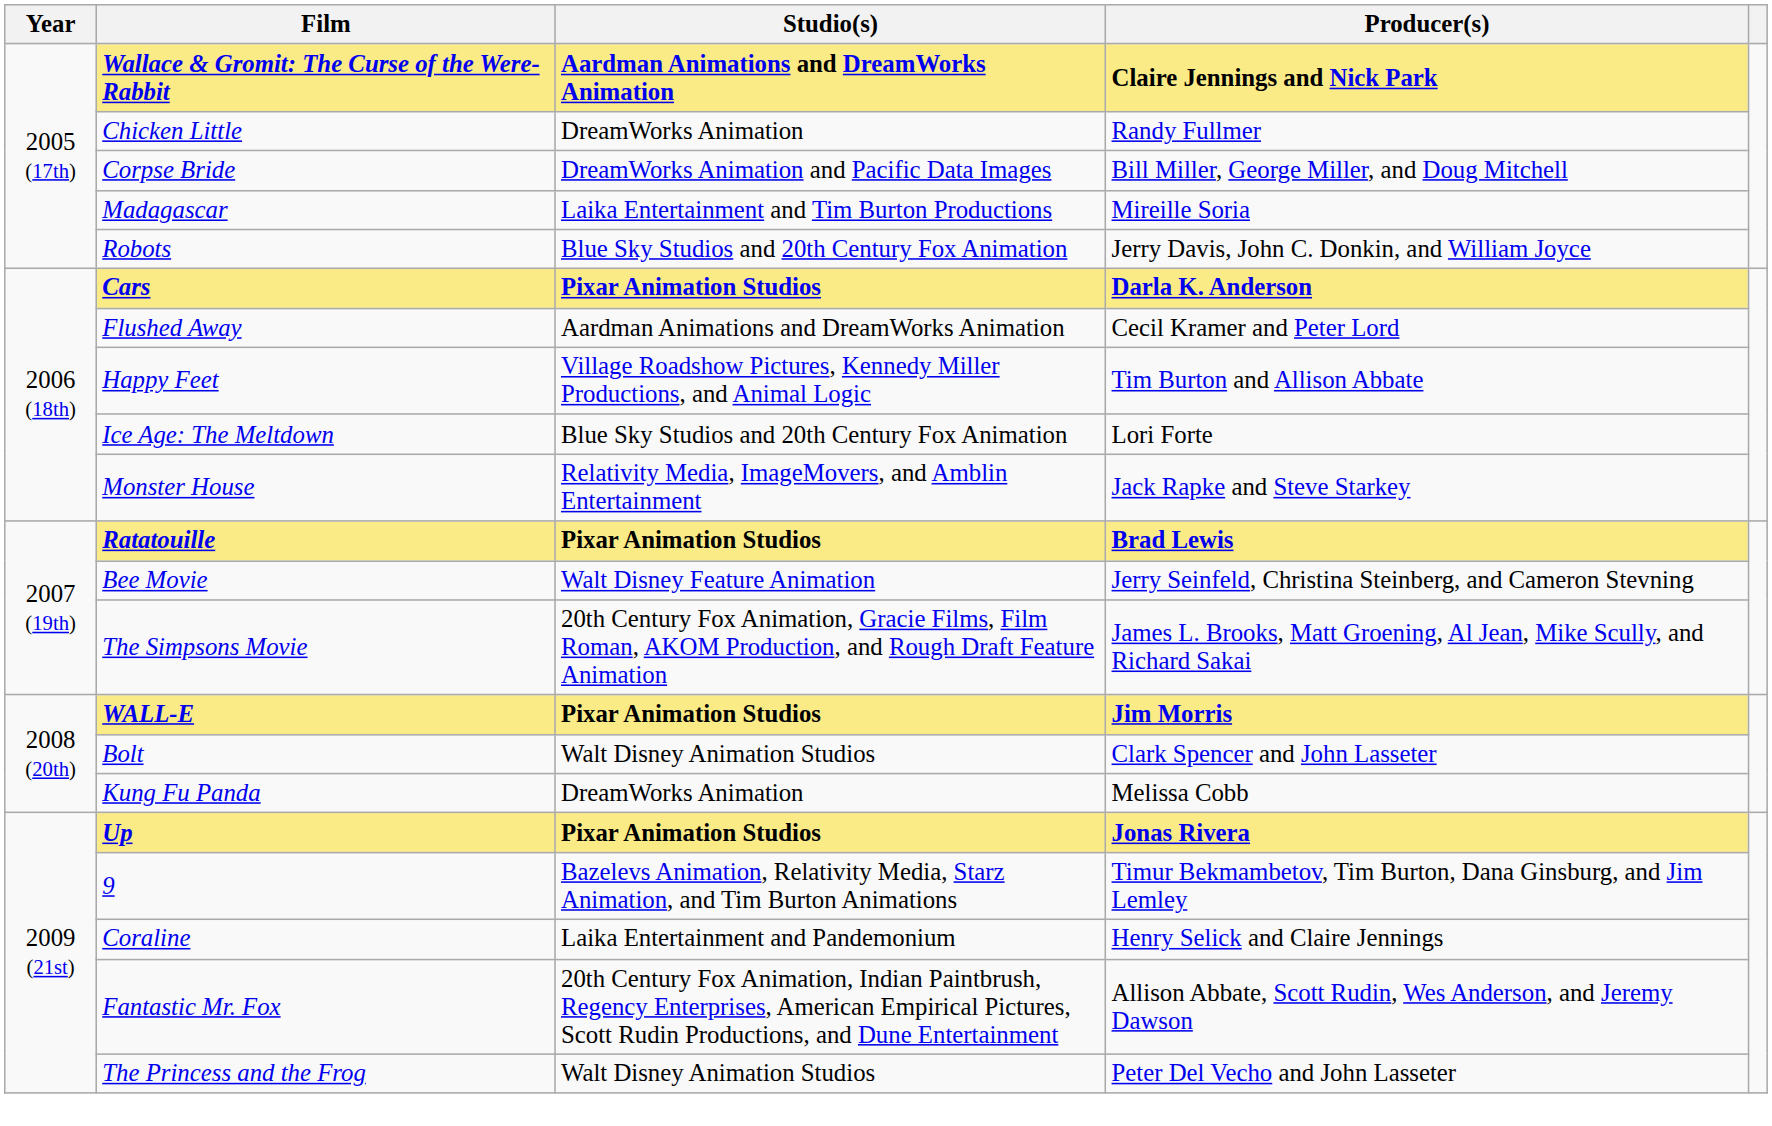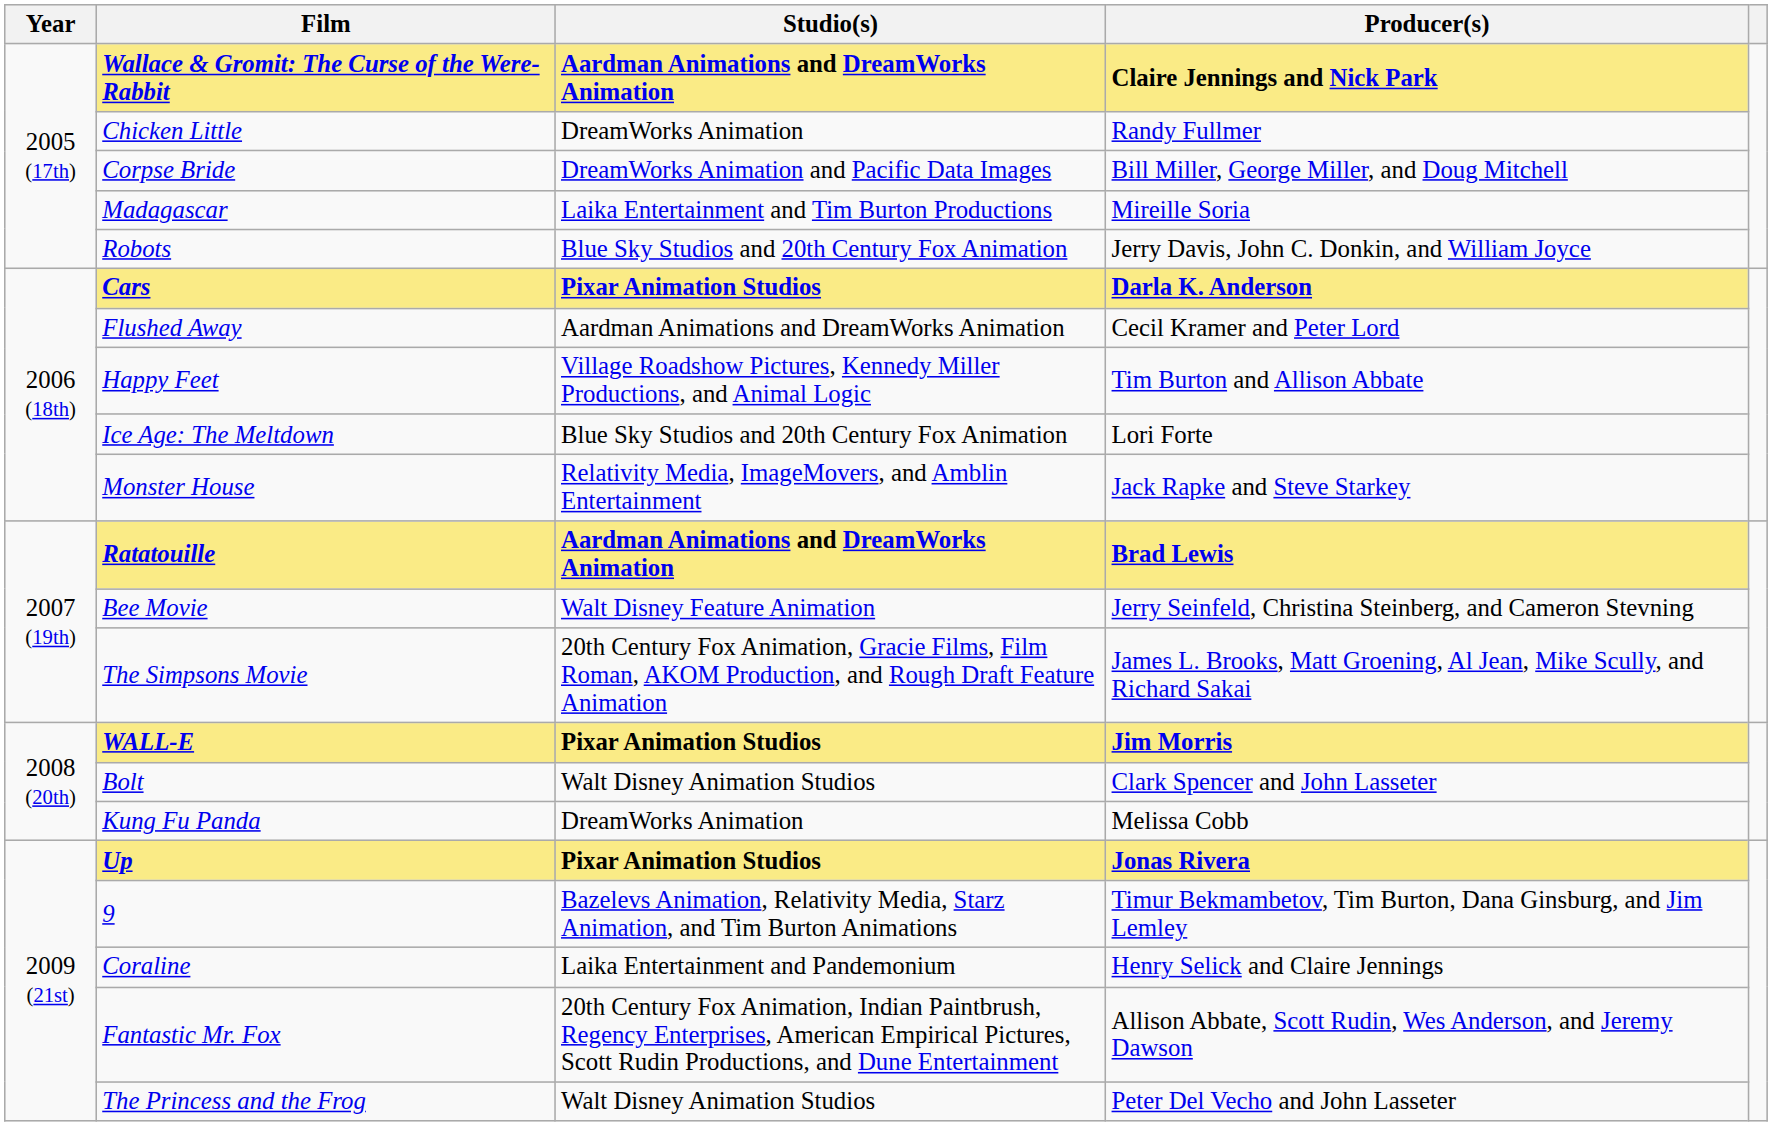(691, 540) Pixar Animation Studios -> (773, 554) Aardman Animations and DreamWorks Animation
